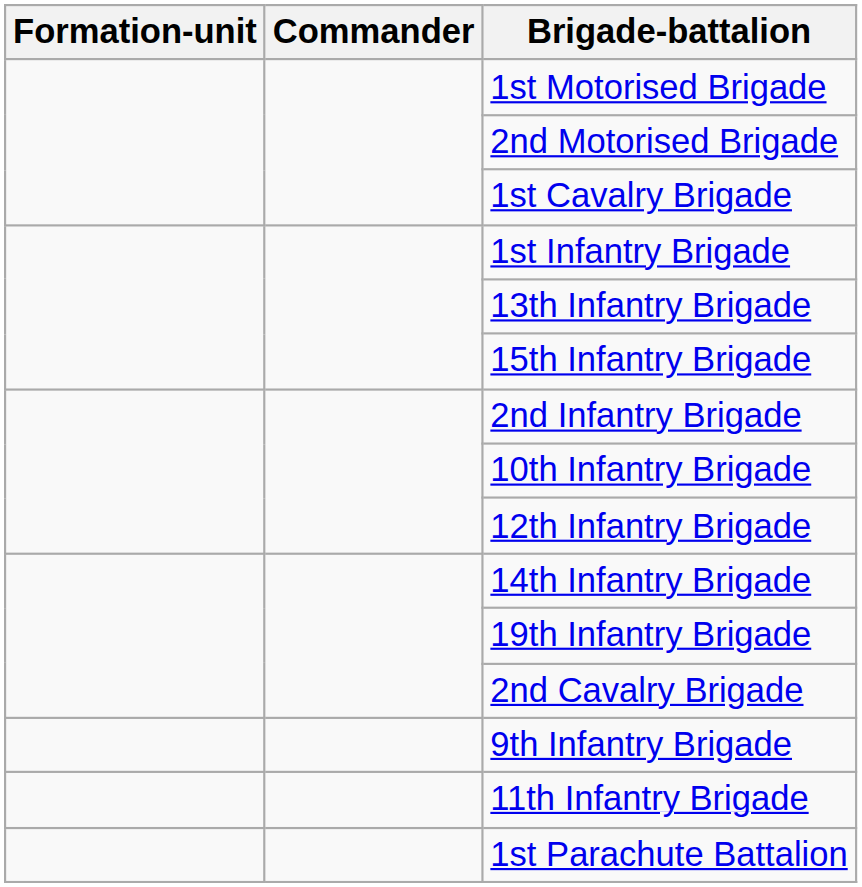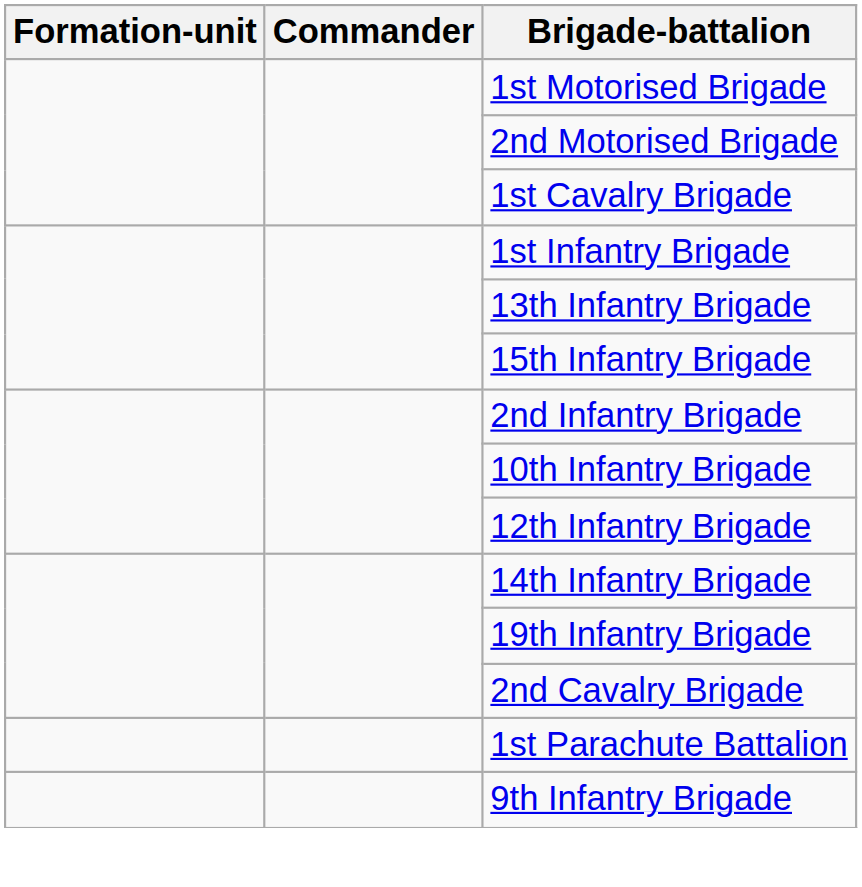rows swapped: (641, 744) <-> (669, 854)
- row: (650, 799)
